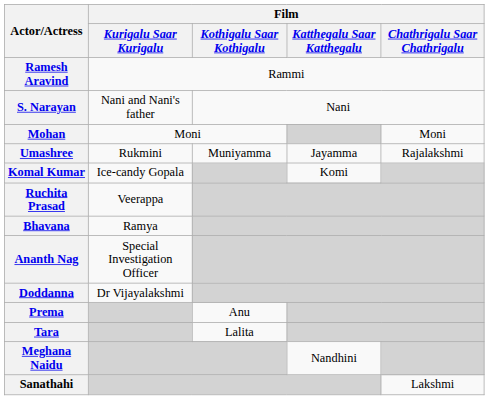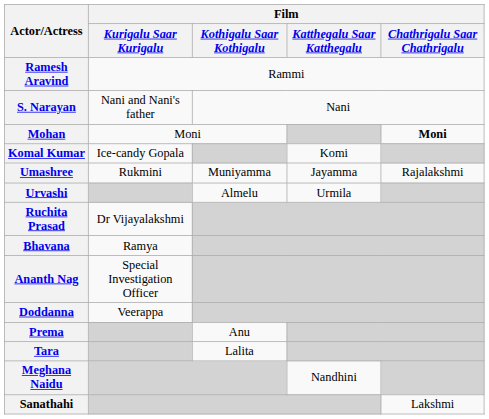(433, 134) normal -> (433, 134) bold
rows swapped: (46, 153) <-> (46, 173)
+ row: (46, 192)
(140, 199) Veerappa -> (140, 219) Dr Vijayalakshmi
(140, 292) Dr Vijayalakshmi -> (140, 312) Veerappa
